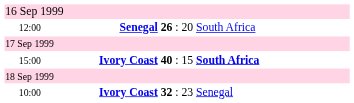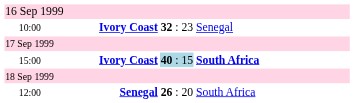rows swapped: (30, 28) <-> (30, 92)
(177, 59) no background -> (177, 59) lightblue background
